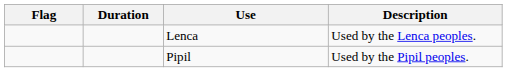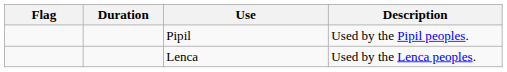rows swapped: (182, 35) <-> (179, 56)
